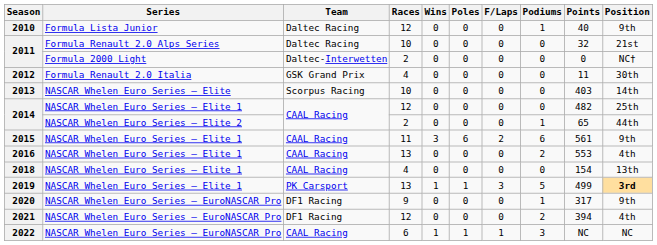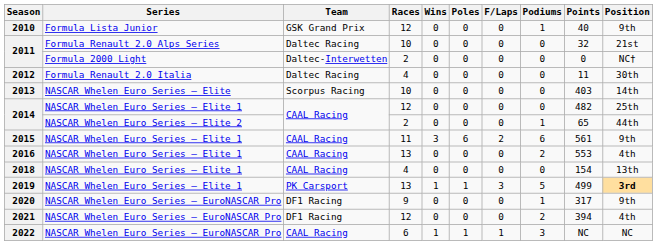(323, 28) Daltec Racing -> (325, 28) GSK Grand Prix
(325, 75) GSK Grand Prix -> (323, 75) Daltec Racing
